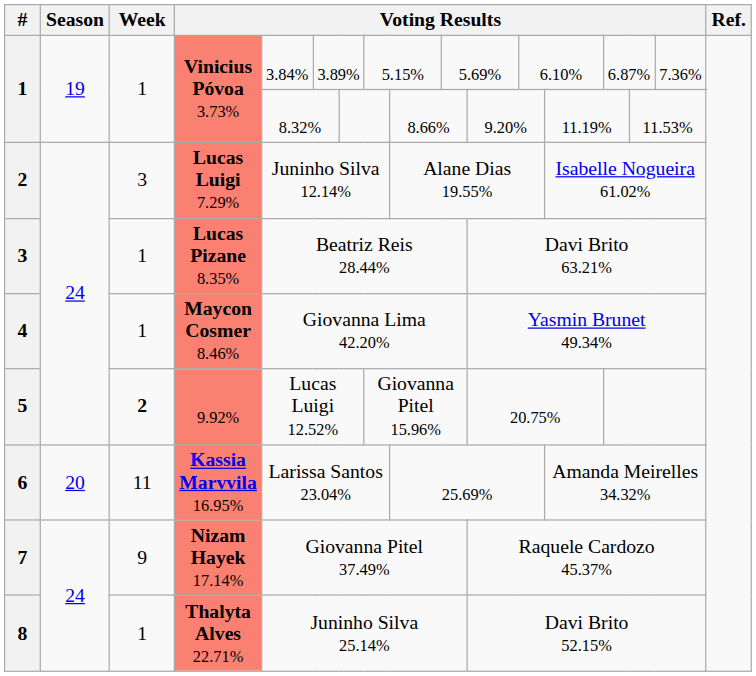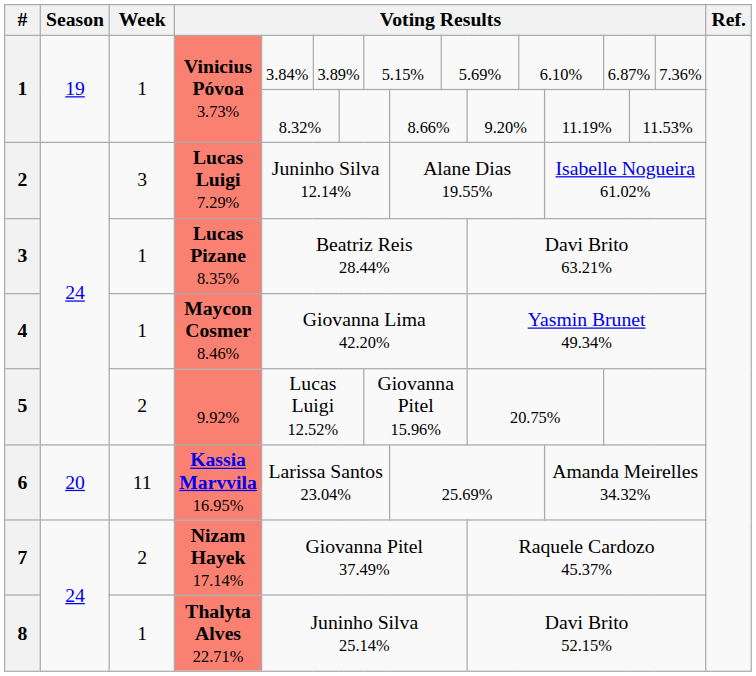(142, 406) bold -> (142, 406) normal
(142, 557) 9 -> (142, 557) 2
